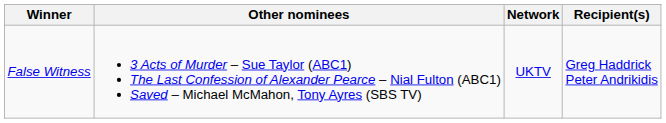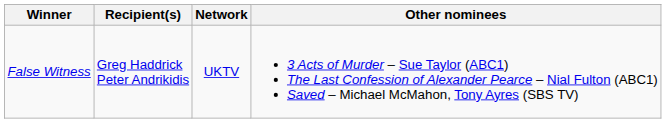columns swapped: (612, 15) <-> (299, 15)
